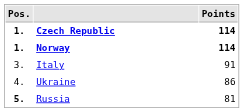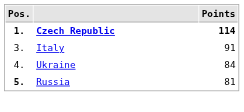- row: (53, 48)
(230, 82) 86 -> (230, 65) 84
